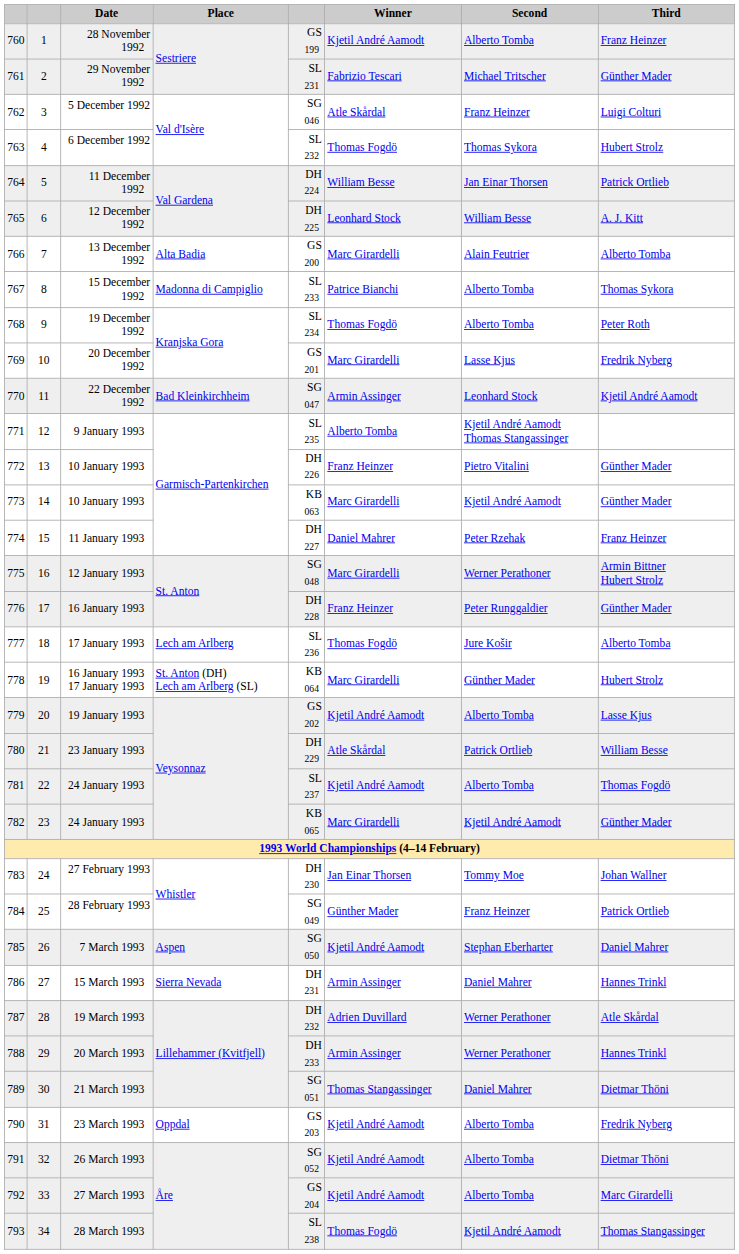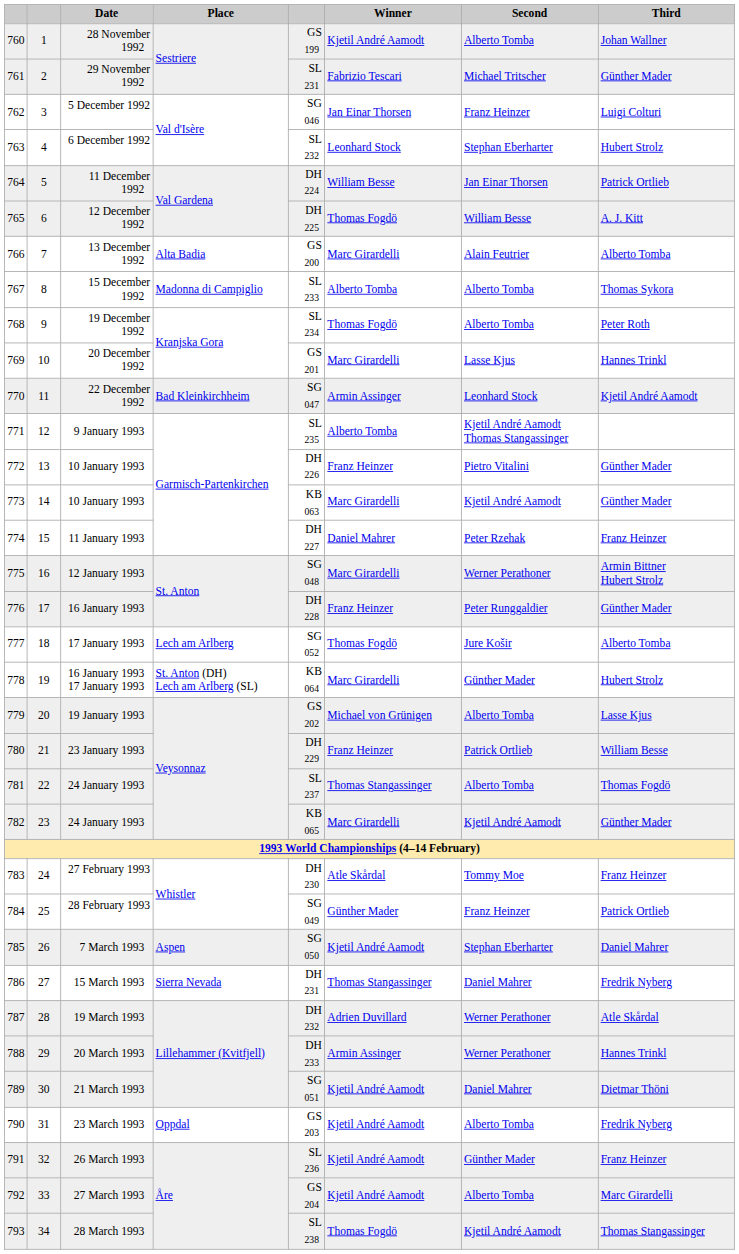(634, 40) Franz Heinzer -> (634, 40) Johan Wallner
(356, 111) Atle Skårdal -> (369, 111) Jan Einar Thorsen
(362, 147) Thomas Fogdö -> (364, 147) Leonhard Stock
(500, 147) Thomas Sykora -> (508, 147) Stephan Eberharter
(364, 218) Leonhard Stock -> (362, 218) Thomas Fogdö
(363, 289) Patrice Bianchi -> (362, 289) Alberto Tomba
(636, 360) Fredrik Nyberg -> (634, 360) Hannes Trinkl
(313, 643) SL 236 -> (313, 643) SG 052
(376, 715) Kjetil André Aamodt -> (380, 715) Michael von Grünigen
(356, 750) Atle Skårdal -> (360, 750) Franz Heinzer
(376, 786) Kjetil André Aamodt -> (379, 786) Thomas Stangassinger
(369, 876) Jan Einar Thorsen -> (356, 876) Atle Skårdal
(634, 876) Johan Wallner -> (634, 876) Franz Heinzer
(364, 982) Armin Assinger -> (379, 982) Thomas Stangassinger
(634, 982) Hannes Trinkl -> (636, 982) Fredrik Nyberg
(379, 1089) Thomas Stangassinger -> (376, 1089) Kjetil André Aamodt
(313, 1159) SG 052 -> (313, 1159) SL 236
(499, 1159) Alberto Tomba -> (499, 1159) Günther Mader
(635, 1159) Dietmar Thöni -> (634, 1159) Franz Heinzer
